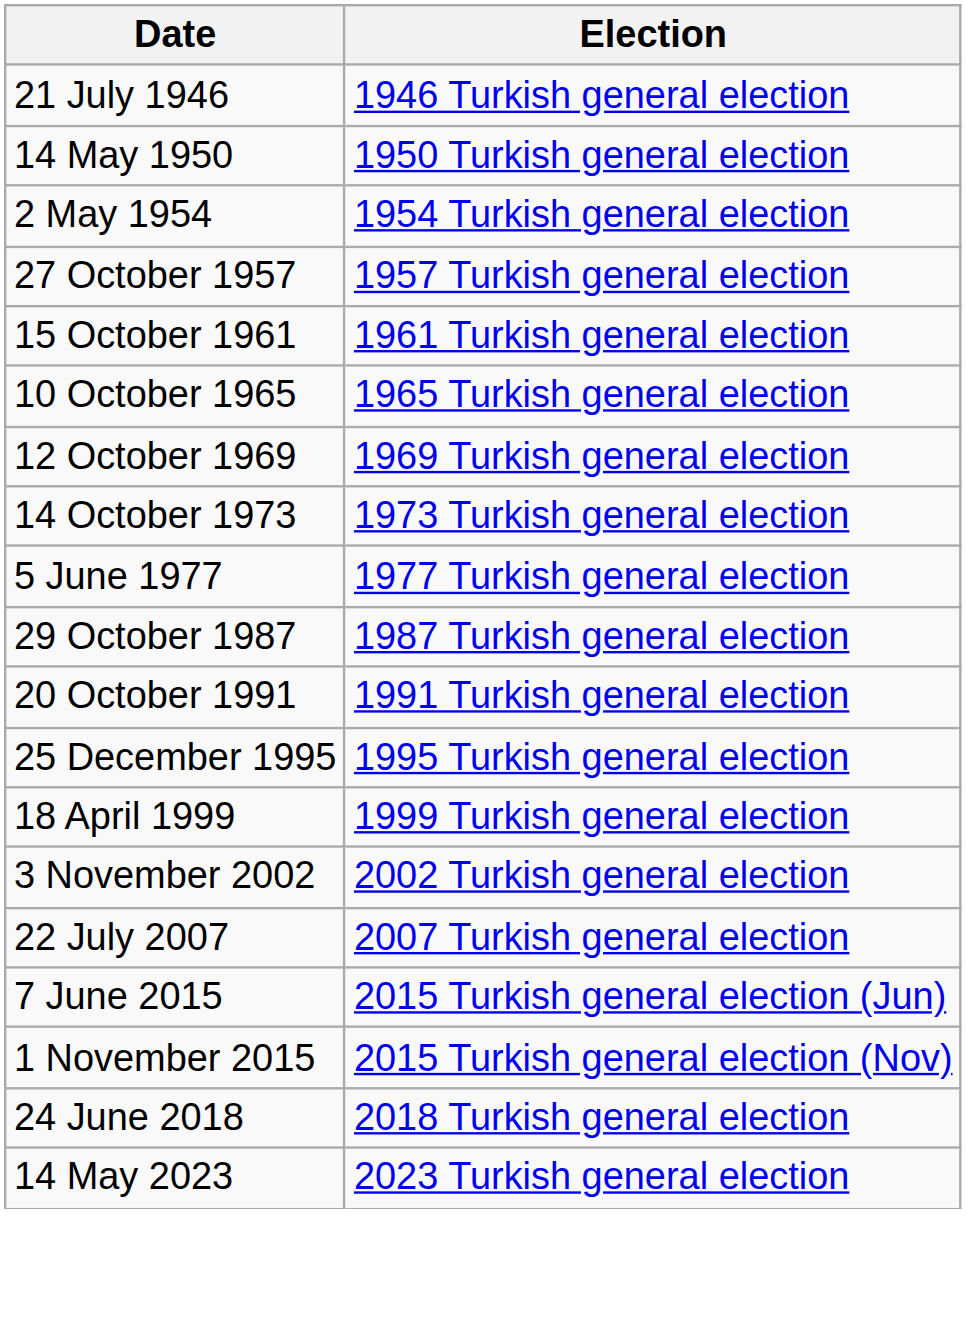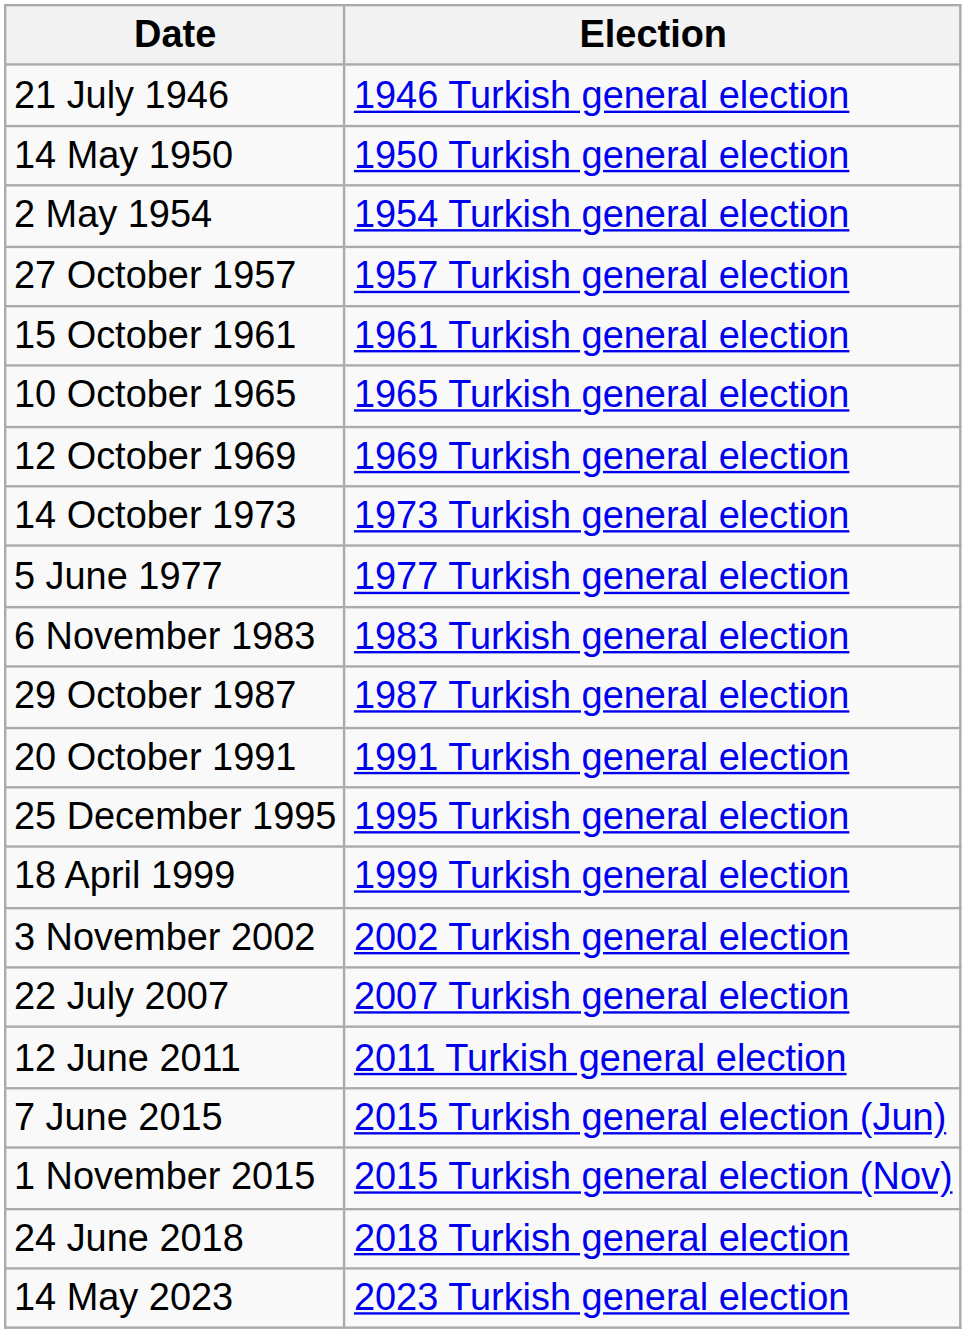+ row: (165, 635)
+ row: (127, 1056)
